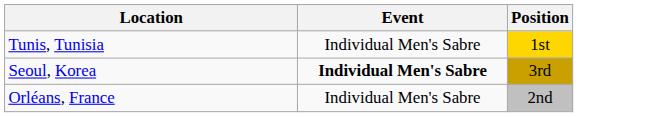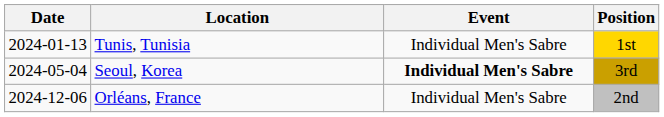+ column: (48, 17)
